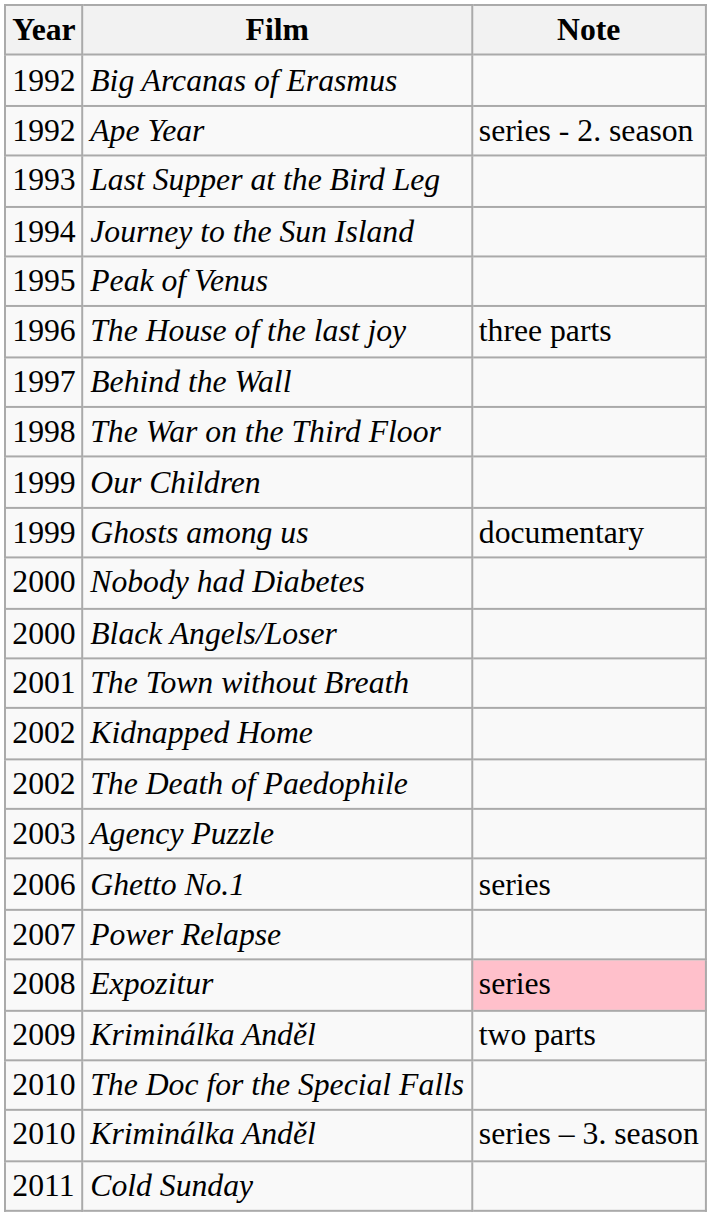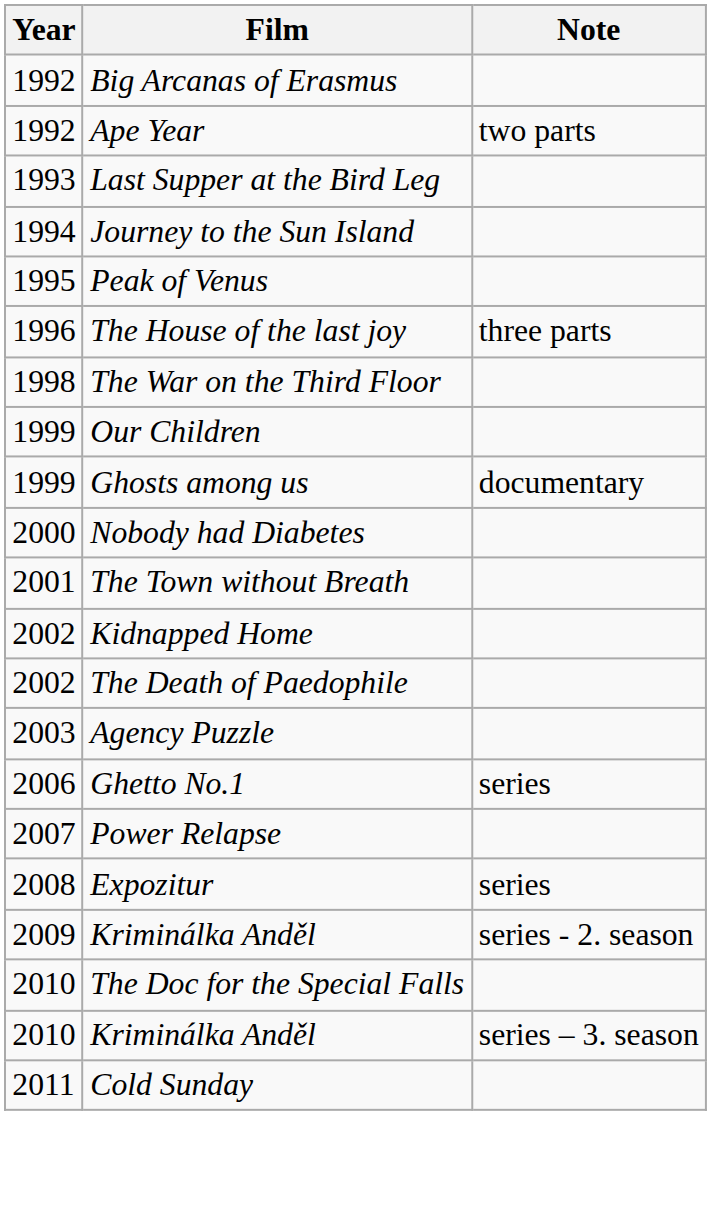(586, 130) series - 2. season -> (537, 130) two parts
- row: (44, 381)
- row: (44, 632)
(515, 984) pink background -> (515, 883) no background
(537, 1034) two parts -> (586, 933) series - 2. season
